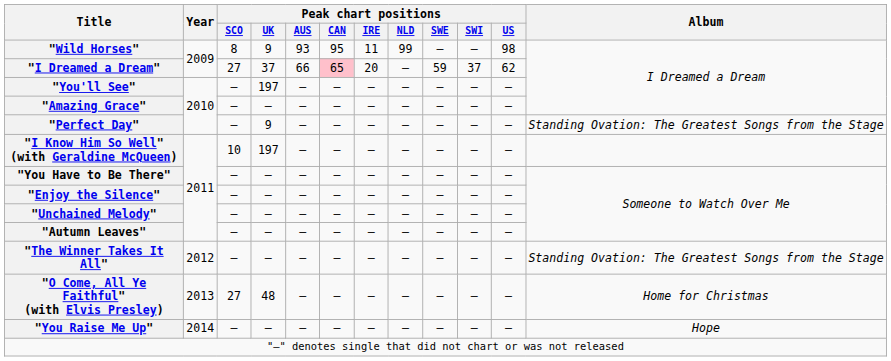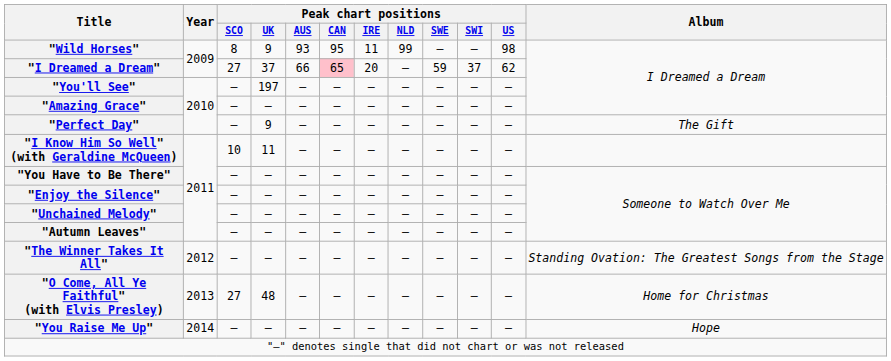(706, 125) Standing Ovation: The Greatest Songs from the Stage -> (706, 125) The Gift
(268, 150) 197 -> (268, 150) 11
